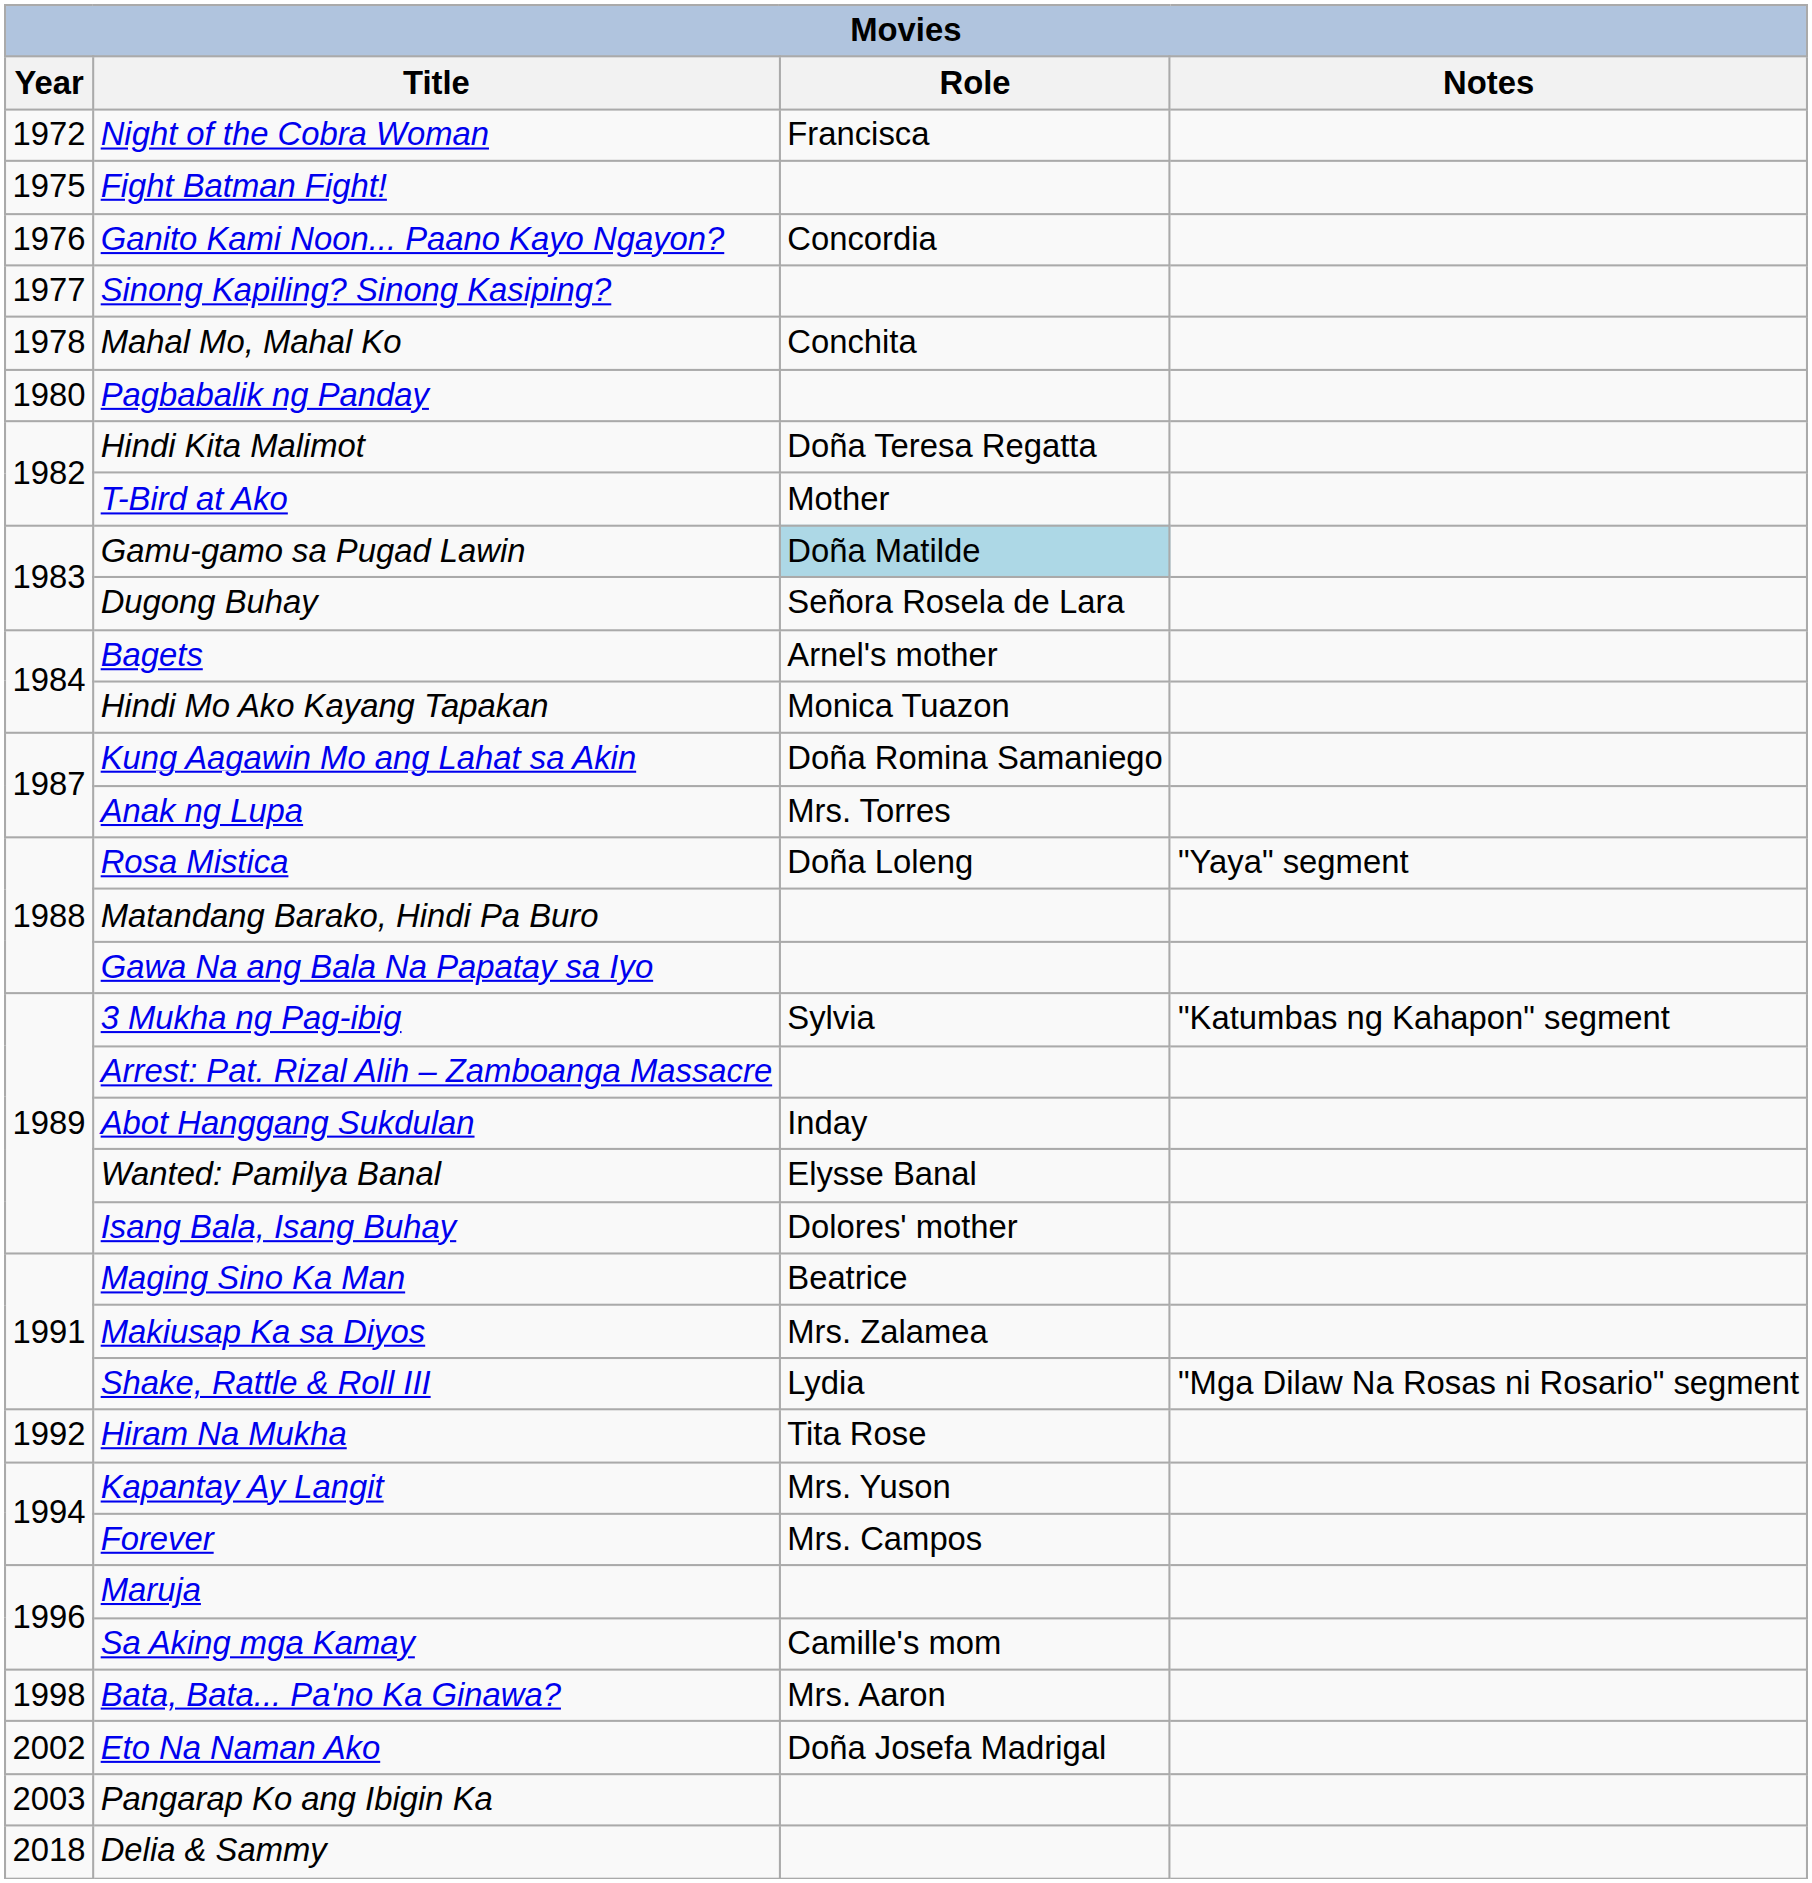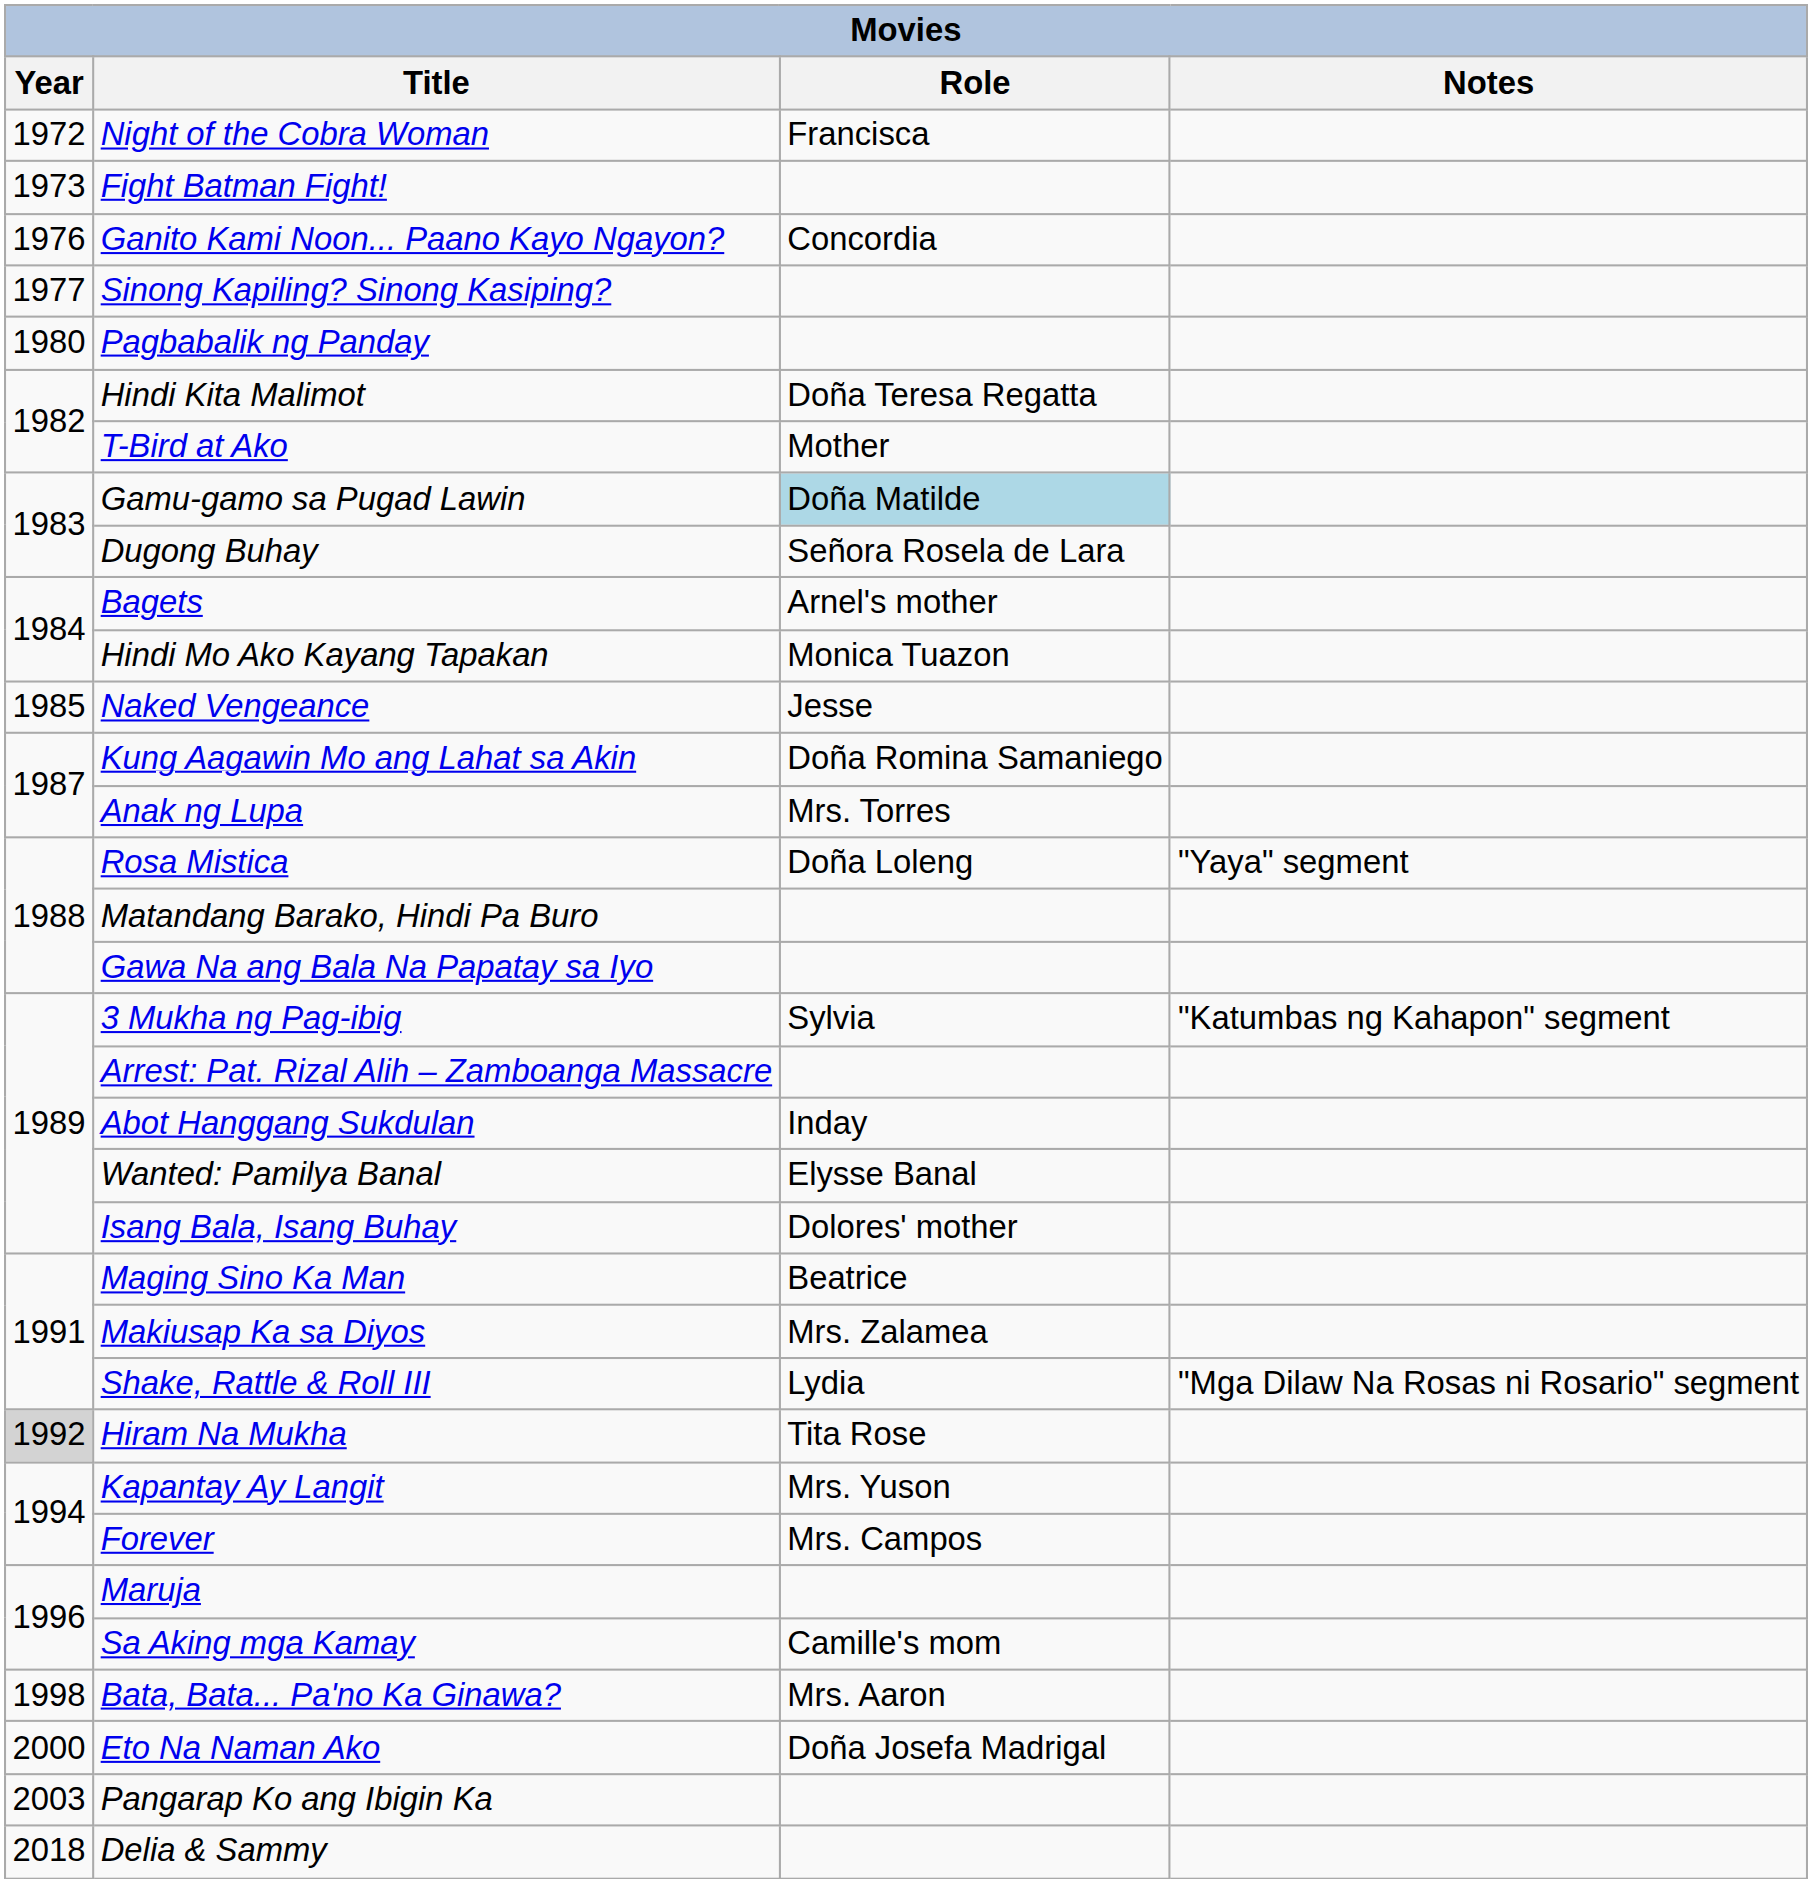(49, 186) 1975 -> (49, 186) 1973
- row: (251, 342)
+ row: (235, 706)
(49, 1435) no background -> (49, 1435) lightgrey background
(49, 1747) 2002 -> (49, 1747) 2000
